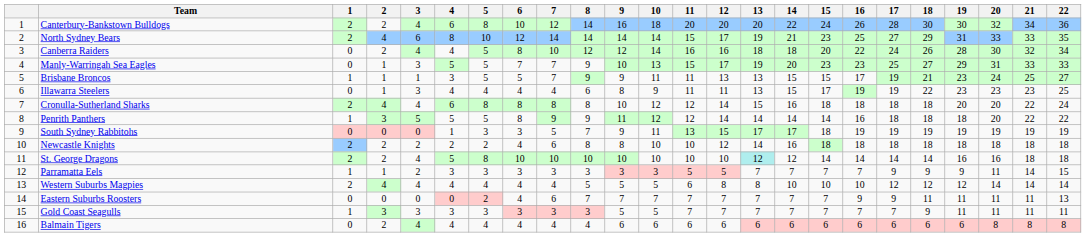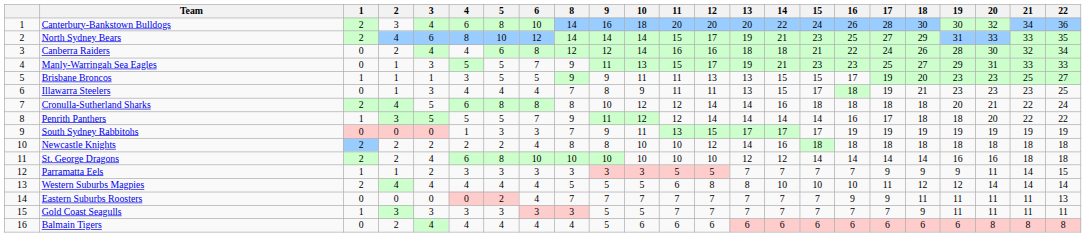- column: (554, 11)
(384, 25) 2 -> (396, 25) 3
(486, 51) 5 -> (501, 51) 6
(826, 51) 20 -> (817, 51) 21
(622, 65) 10 -> (607, 65) 11
(792, 65) 20 -> (782, 65) 21
(928, 78) 21 -> (923, 78) 20
(996, 78) 24 -> (993, 78) 23
(588, 91) 6 -> (572, 91) 7
(860, 91) 19 -> (852, 91) 18
(928, 91) 22 -> (923, 91) 21
(418, 105) 4 -> (431, 105) 5
(758, 105) 15 -> (747, 105) 14
(996, 105) 20 -> (993, 105) 21
(520, 118) 8 -> (537, 118) 7
(894, 118) 18 -> (888, 118) 17
(826, 132) 18 -> (817, 132) 17
(452, 158) 5 -> (466, 158) 6
(758, 158) paleturquoise background -> (747, 158) no background
(894, 185) 12 -> (888, 185) 11
(622, 225) 6 -> (607, 225) 5
